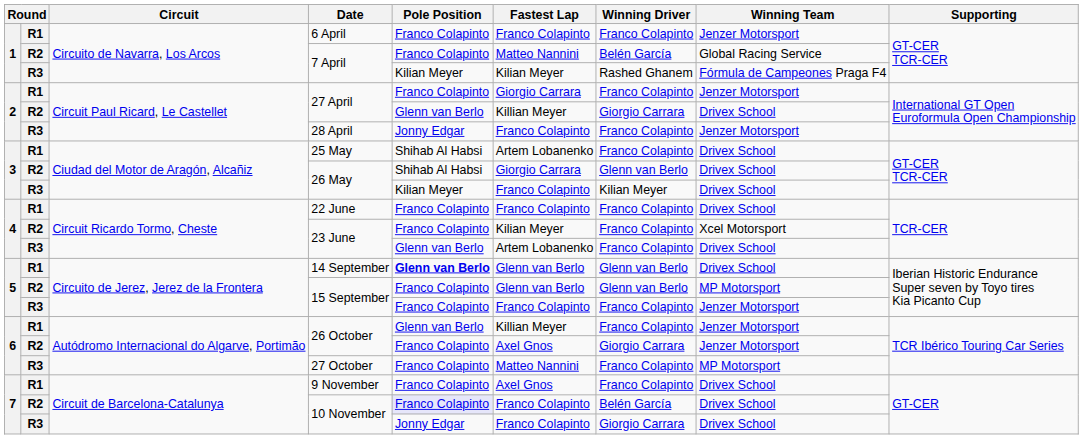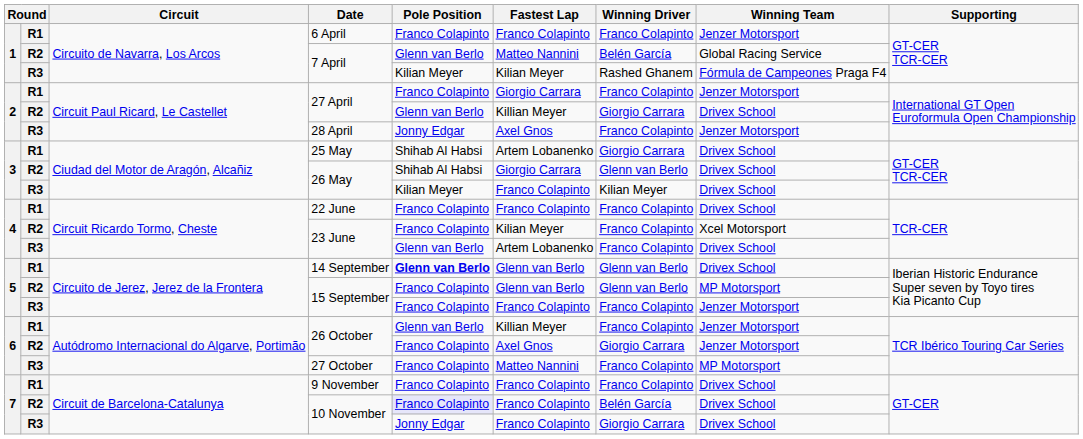(442, 53) Franco Colapinto -> (439, 53) Glenn van Berlo
(543, 131) Franco Colapinto -> (524, 131) Axel Gnos
(646, 150) Franco Colapinto -> (642, 150) Giorgio Carrara
(524, 384) Axel Gnos -> (543, 384) Franco Colapinto
